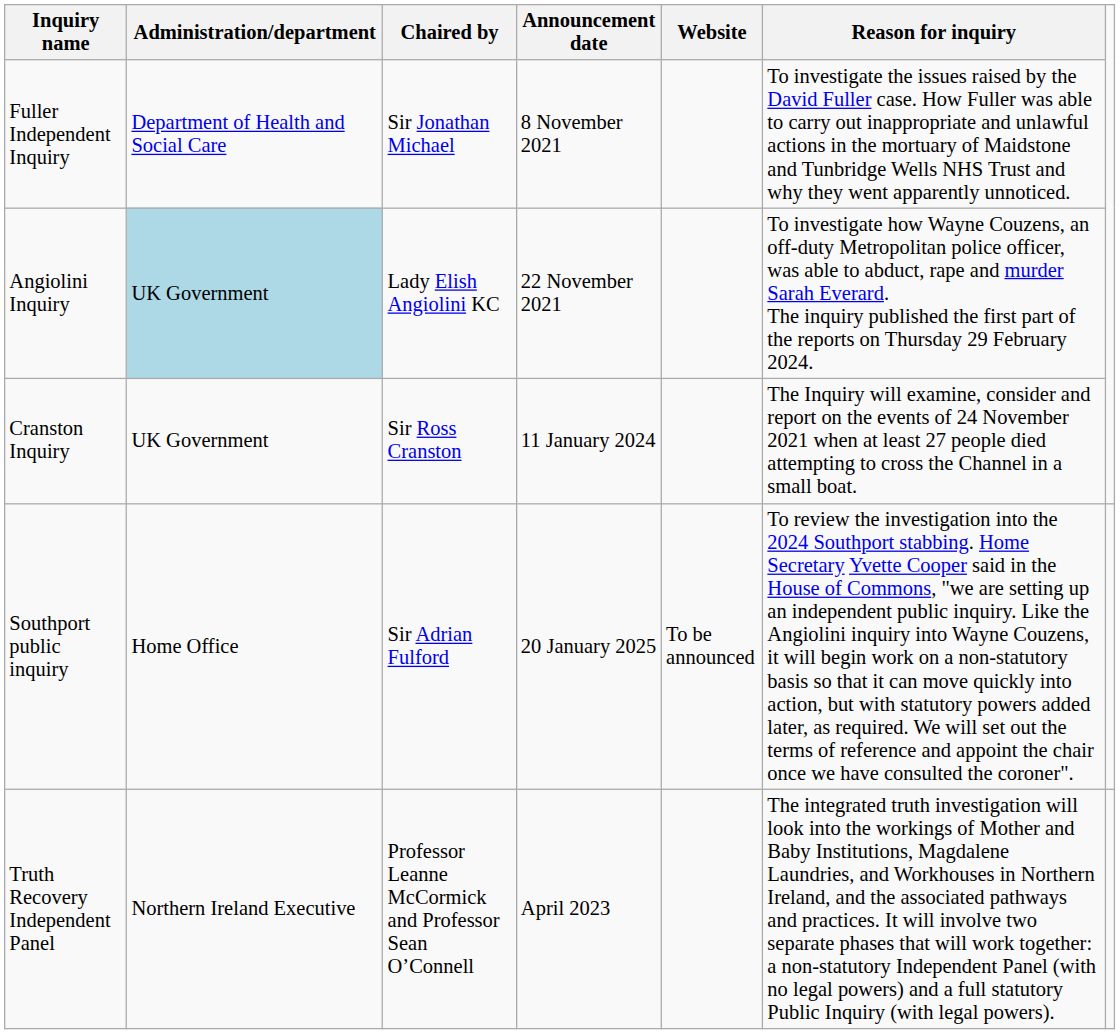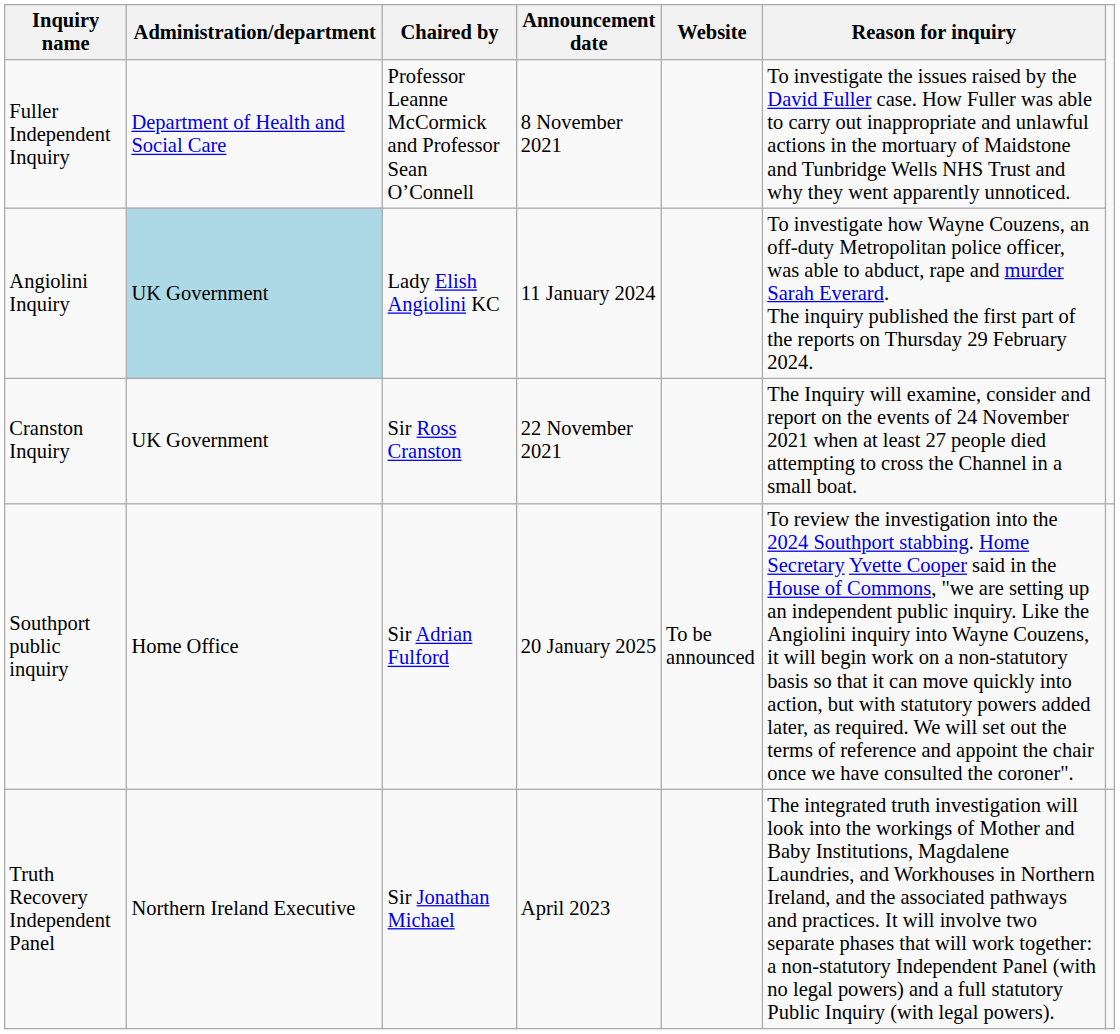(438, 133) Sir Jonathan Michael -> (444, 133) Professor Leanne McCormick and Professor Sean O’Connell
(577, 293) 22 November 2021 -> (588, 293) 11 January 2024
(588, 440) 11 January 2024 -> (577, 440) 22 November 2021
(444, 908) Professor Leanne McCormick and Professor Sean O’Connell -> (438, 908) Sir Jonathan Michael
